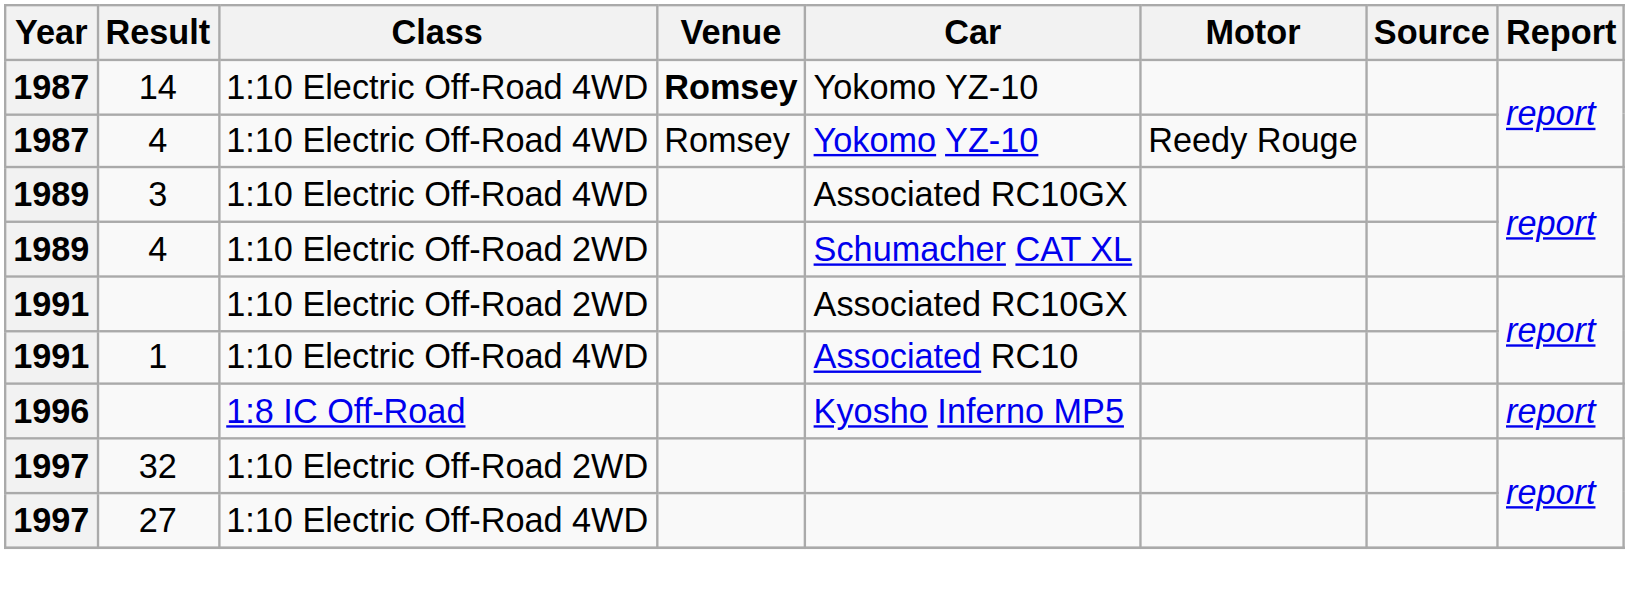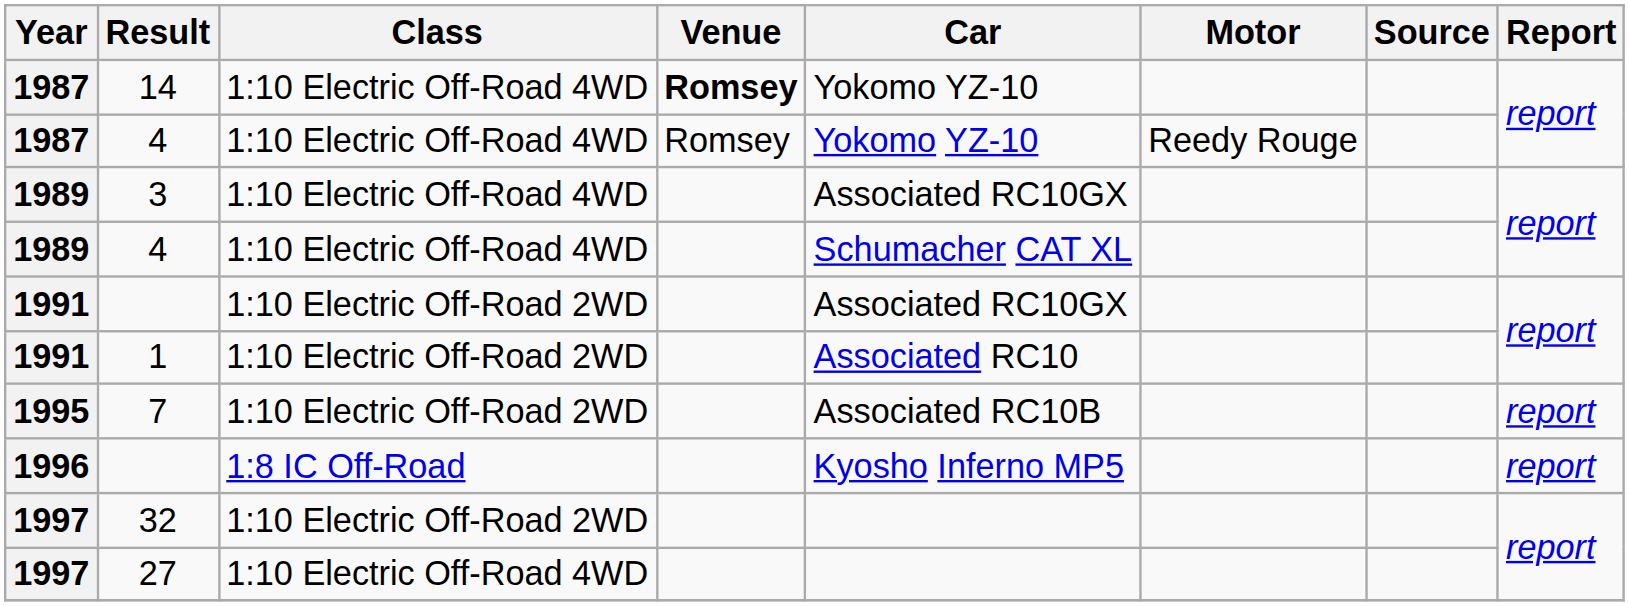(437, 249) 1:10 Electric Off-Road 2WD -> (437, 249) 1:10 Electric Off-Road 4WD
(437, 358) 1:10 Electric Off-Road 4WD -> (437, 358) 1:10 Electric Off-Road 2WD
+ row: (51, 412)
